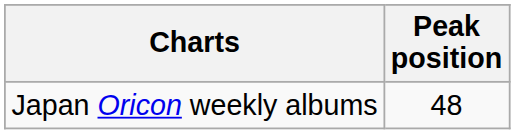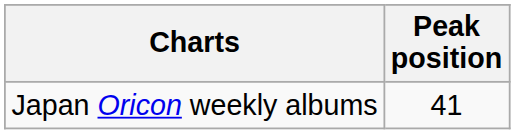(447, 104) 48 -> (447, 104) 41
